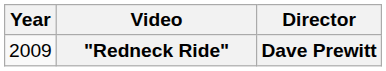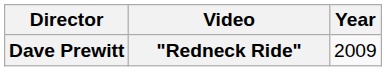columns swapped: (30, 19) <-> (319, 19)
